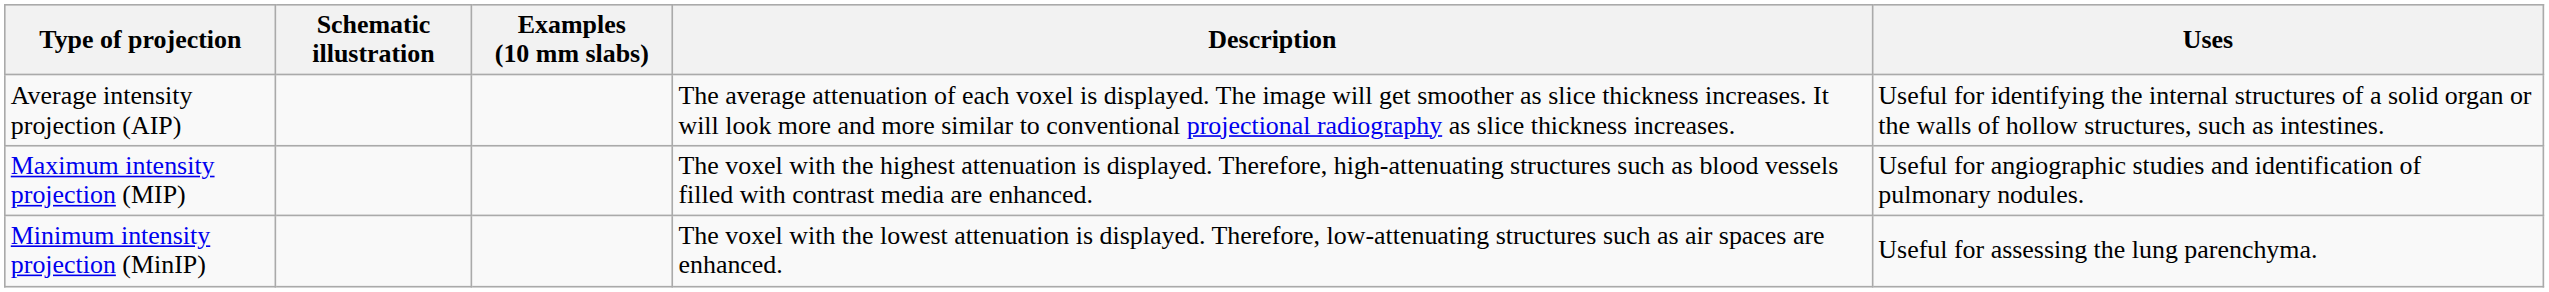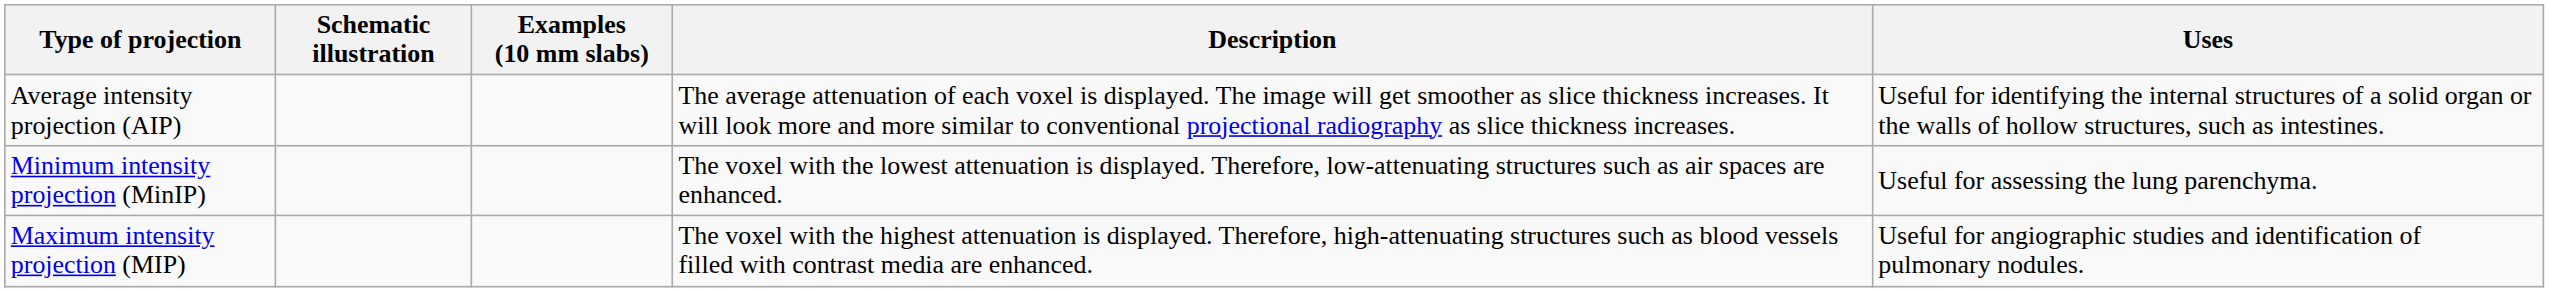rows swapped: (113, 180) <-> (111, 250)
